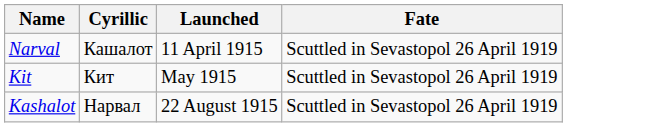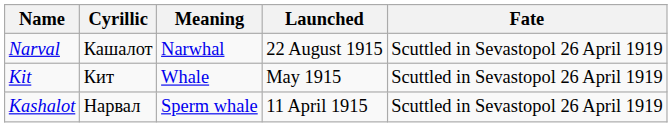+ column: (209, 19)
(212, 48) 11 April 1915 -> (324, 48) 22 August 1915
(219, 106) 22 August 1915 -> (317, 106) 11 April 1915
